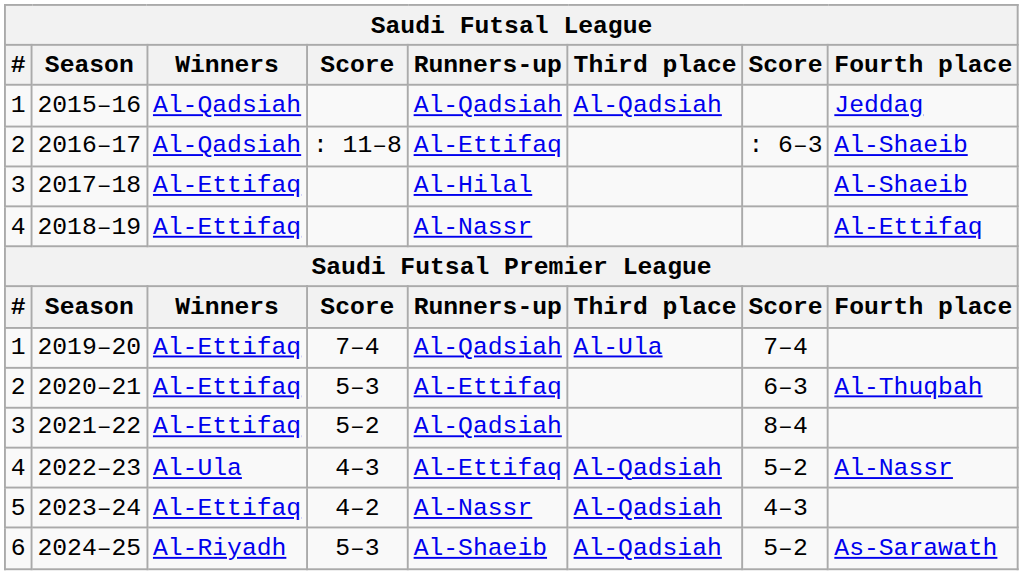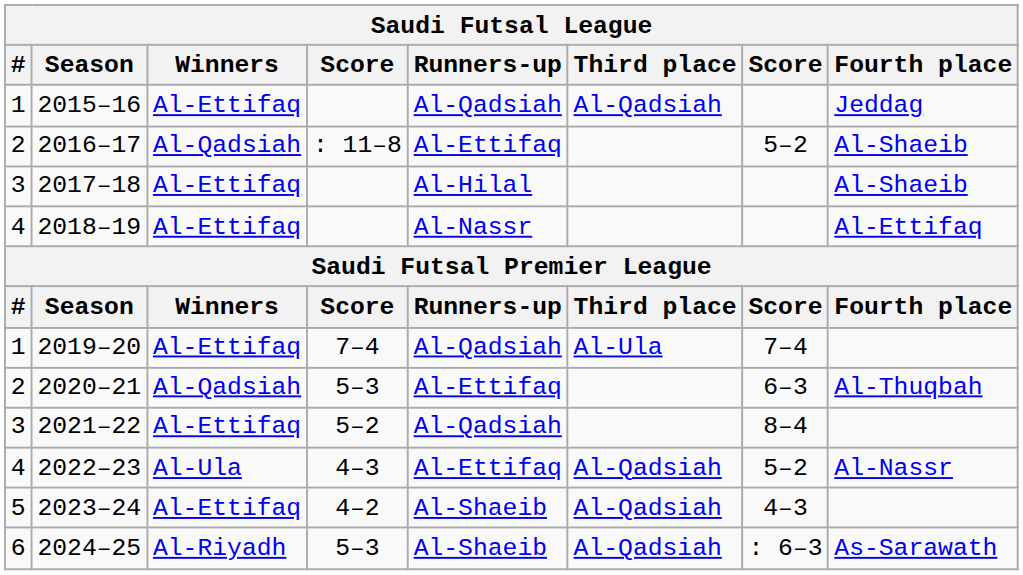(227, 106) Al-Qadsiah -> (227, 106) Al-Ettifaq
(786, 146) : 6–3 -> (785, 146) 5–2
(227, 387) Al-Ettifaq -> (227, 387) Al-Qadsiah
(473, 508) Al-Nassr -> (480, 508) Al-Shaeib
(785, 548) 5–2 -> (786, 548) : 6–3
